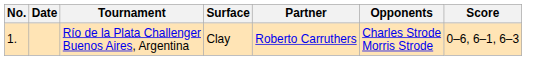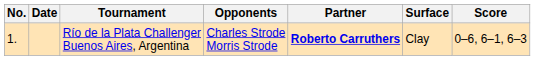columns swapped: (228, 13) <-> (402, 13)
(306, 39) normal -> (345, 39) bold
